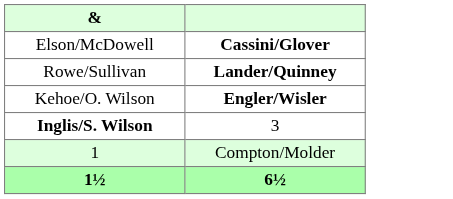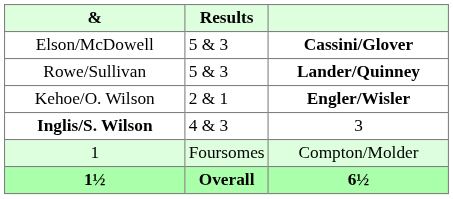+ column: (227, 18)
